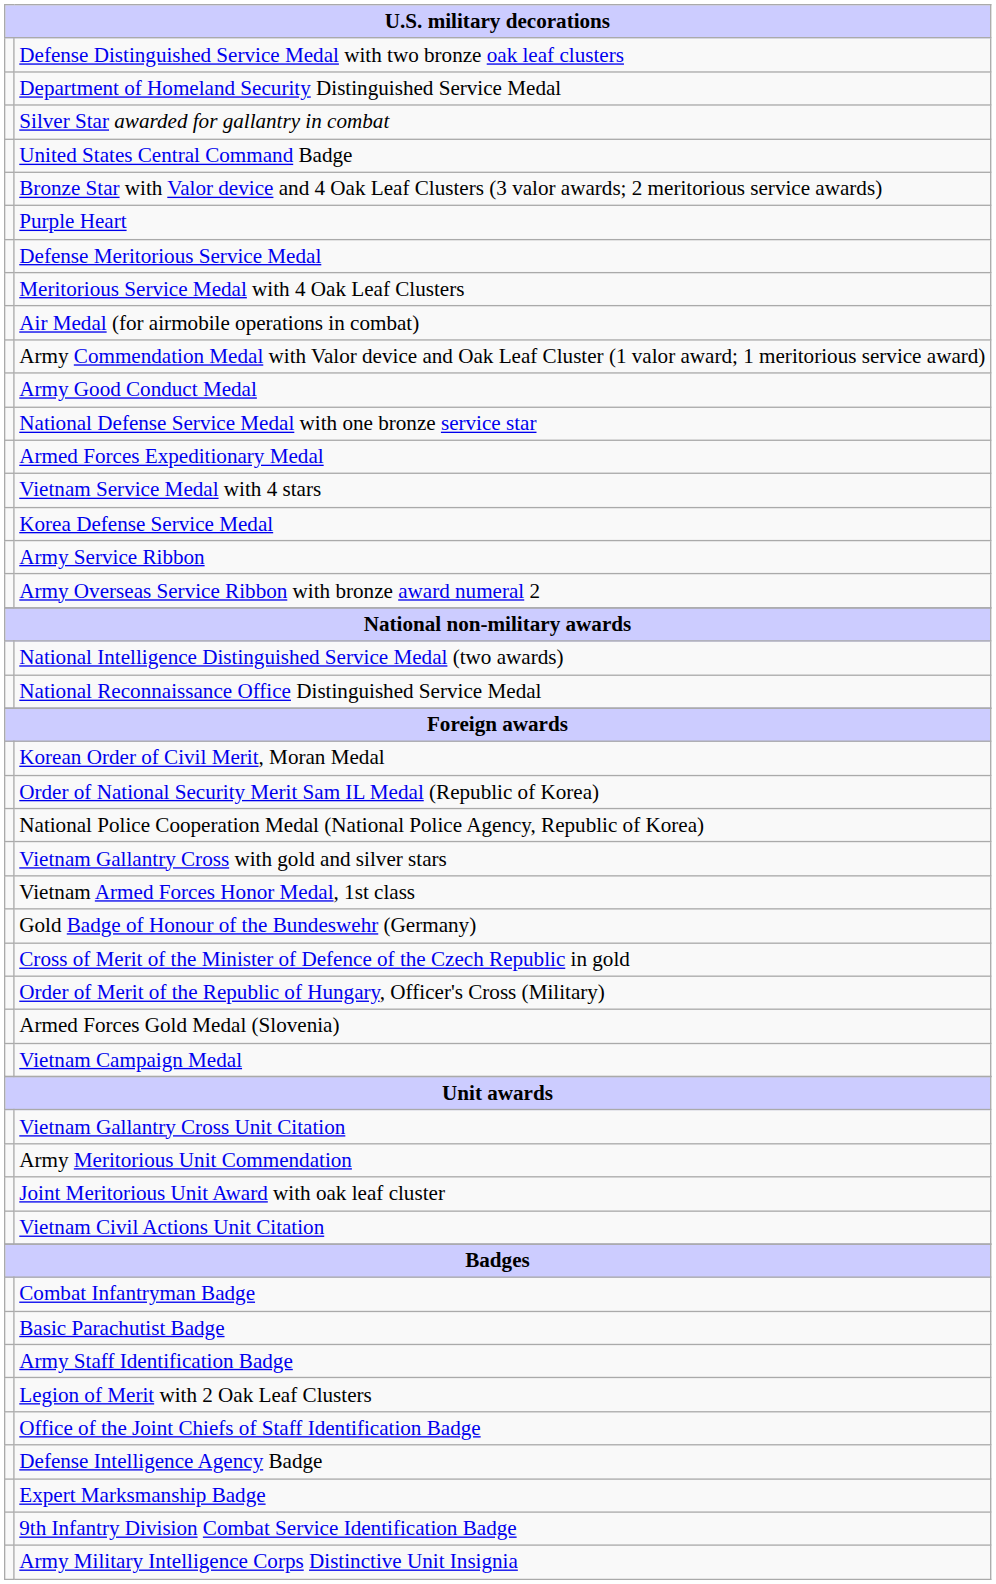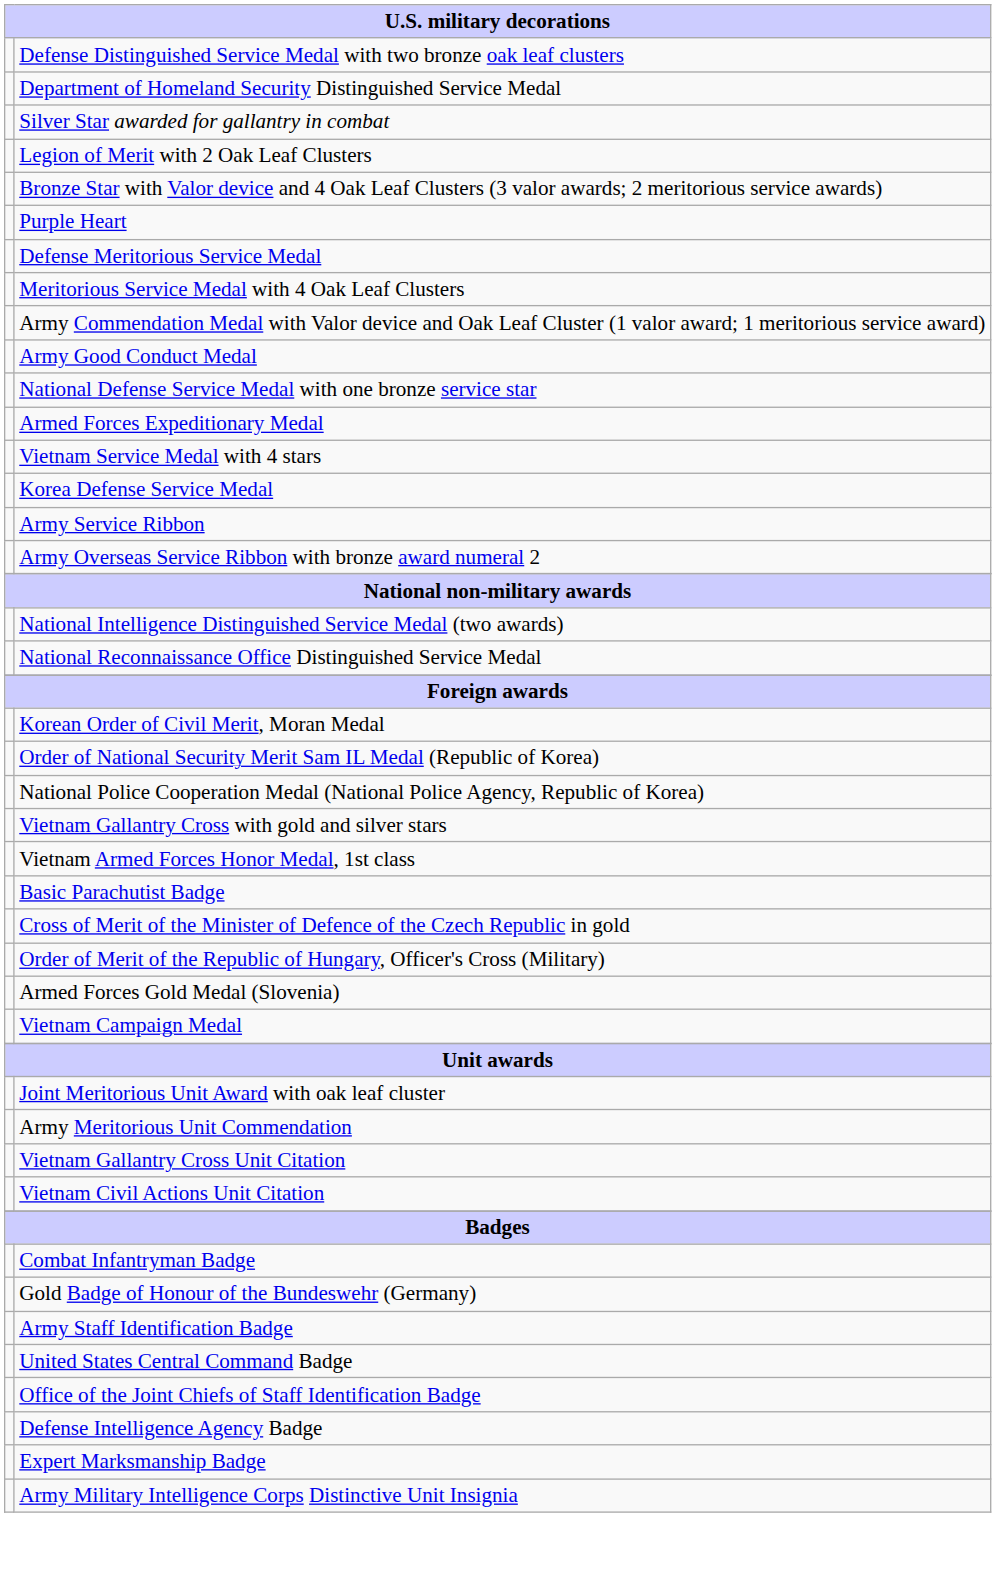rows swapped: (196, 1394) <-> (186, 155)
- row: (219, 322)
rows swapped: (248, 925) <-> (122, 1327)
rows swapped: (232, 1193) <-> (182, 1126)
- row: (268, 1528)
